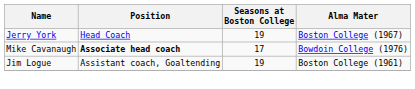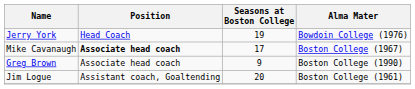(351, 35) Boston College (1967) -> (353, 35) Bowdoin College (1976)
(353, 49) Bowdoin College (1976) -> (351, 49) Boston College (1967)
+ row: (31, 63)
(259, 63) 19 -> (259, 77) 20
